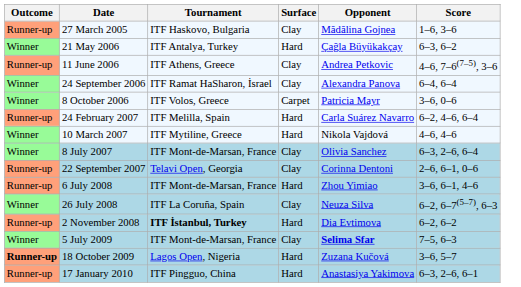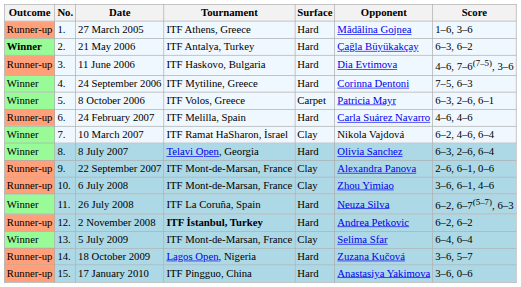+ column: (65, 13)
(200, 30) ITF Haskovo, Bulgaria -> (209, 30) ITF Athens, Greece
(291, 30) Clay -> (308, 30) Hard
(23, 47) normal -> (24, 47) bold
(192, 65) ITF Athens, Greece -> (216, 65) ITF Haskovo, Bulgaria
(291, 65) Clay -> (308, 65) Hard
(357, 65) Andrea Petkovic -> (367, 65) Dia Evtimova
(211, 83) ITF Ramat HaSharon, İsrael -> (212, 83) ITF Mytiline, Greece
(291, 83) Clay -> (308, 83) Hard
(361, 83) Alexandra Panova -> (373, 83) Corinna Dentoni
(438, 83) 6–4, 6–4 -> (454, 83) 7–5, 6–3
(438, 100) 3–6, 0–6 -> (465, 100) 6–3, 2–6, 6–1
(449, 117) 6–2, 4–6, 6–4 -> (454, 117) 4–6, 4–6
(196, 134) ITF Mytiline, Greece -> (227, 134) ITF Ramat HaSharon, İsrael
(292, 134) Hard -> (307, 134) Clay
(438, 134) 4–6, 4–6 -> (465, 134) 6–2, 4–6, 6–4
(213, 151) ITF Mont-de-Marsan, France -> (213, 151) Telavi Open, Georgia
(291, 151) Clay -> (308, 151) Hard
(196, 168) Telavi Open, Georgia -> (229, 168) ITF Mont-de-Marsan, France
(357, 168) Corinna Dentoni -> (377, 168) Alexandra Panova
(292, 185) Hard -> (307, 185) Clay
(291, 204) Clay -> (308, 204) Hard
(351, 222) Dia Evtimova -> (373, 222) Andrea Petkovic
(348, 239) bold -> (363, 239) normal
(438, 239) 7–5, 6–3 -> (454, 239) 6–4, 6–4
(32, 256) bold -> (30, 256) normal
(449, 273) 6–3, 2–6, 6–1 -> (454, 273) 3–6, 0–6
